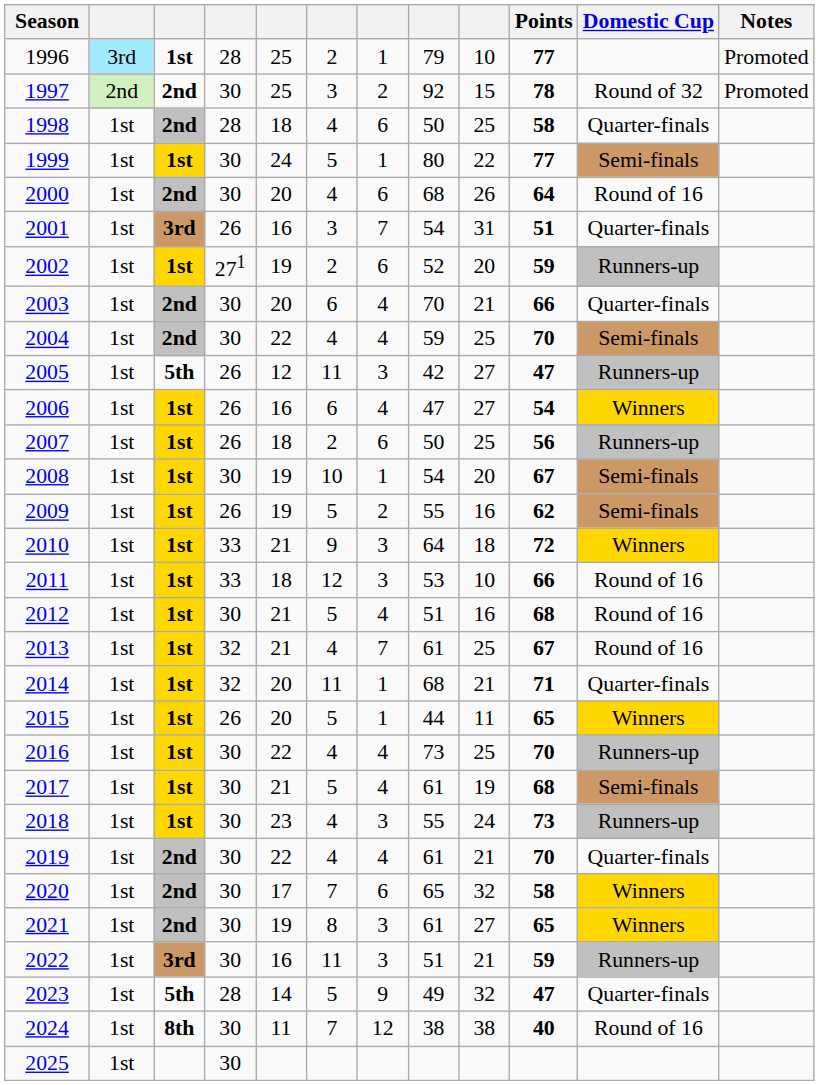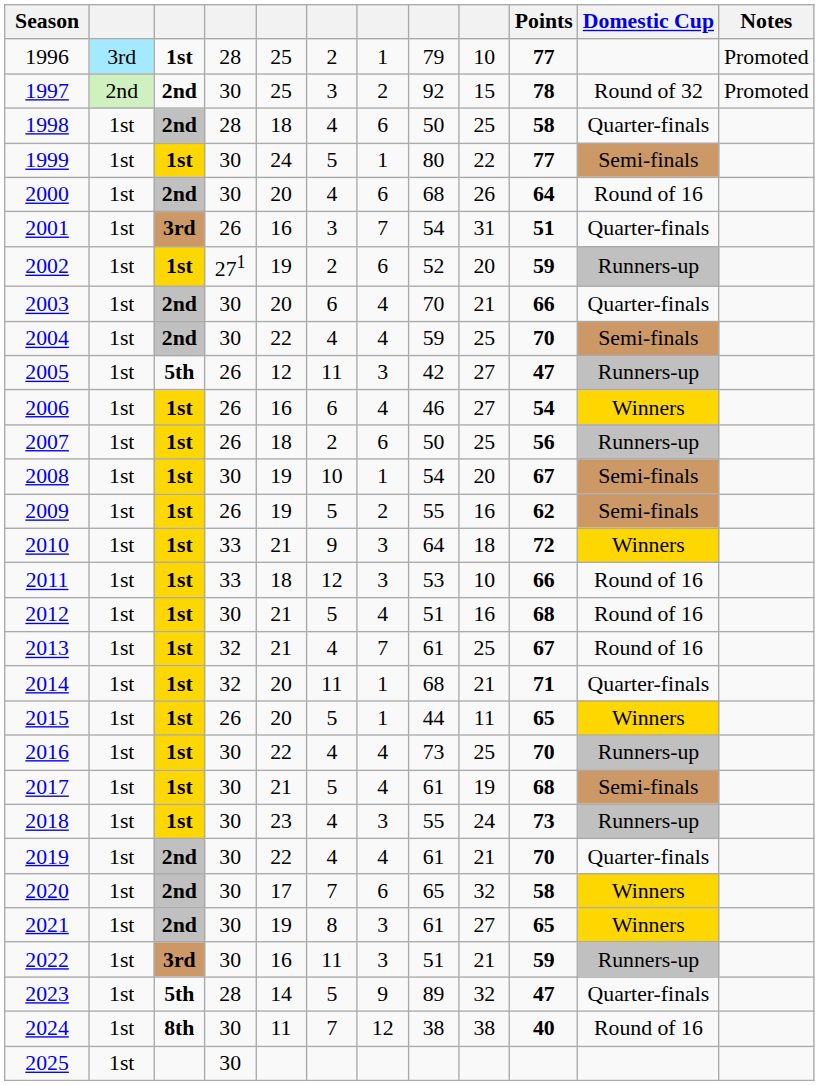(434, 407) 47 -> (434, 407) 46
(434, 993) 49 -> (434, 993) 89
